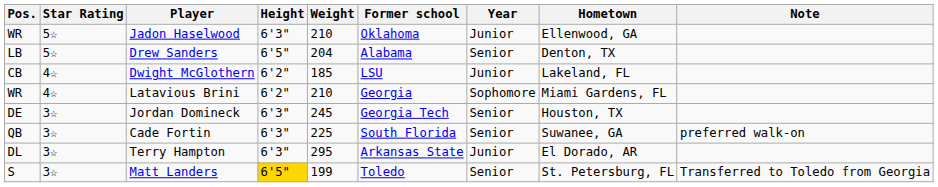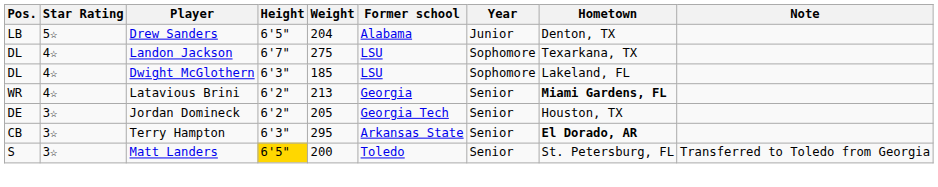- row: (185, 34)
(492, 54) Senior -> (492, 34) Junior
+ row: (181, 54)
(15, 74) CB -> (15, 74) DL
(275, 74) 6'2" -> (275, 74) 6'3"
(492, 74) Junior -> (503, 74) Sophomore
(322, 94) 210 -> (322, 94) 213
(503, 94) Sophomore -> (492, 94) Senior
(604, 94) normal -> (604, 94) bold
(275, 113) 6'3" -> (275, 113) 6'2"
(322, 113) 245 -> (322, 113) 205
- row: (170, 133)
(15, 153) DL -> (15, 133) CB
(492, 153) Junior -> (492, 133) Senior
(589, 153) normal -> (589, 133) bold
(322, 173) 199 -> (322, 153) 200
